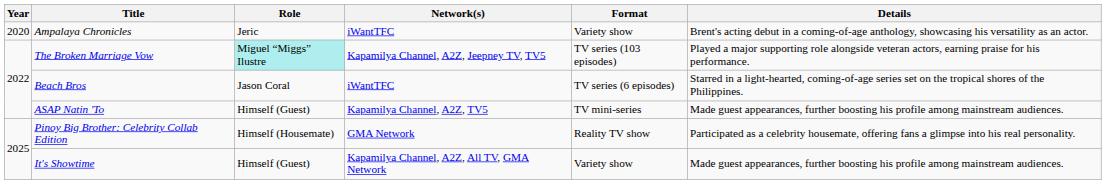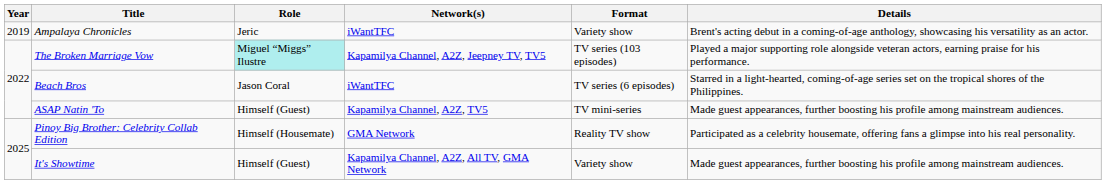(18, 31) 2020 -> (18, 31) 2019
